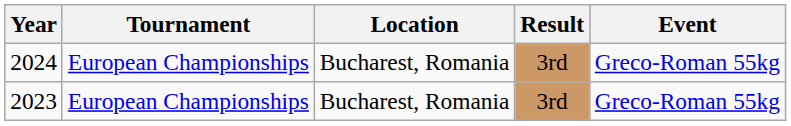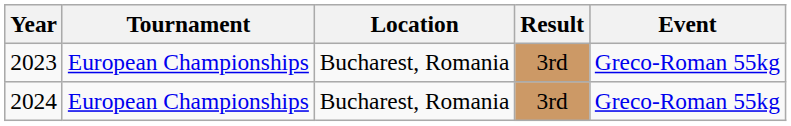rows swapped: (34, 101) <-> (34, 62)
